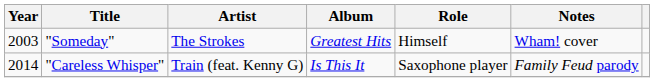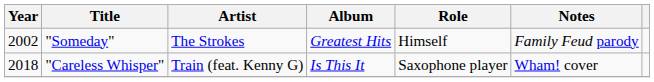(23, 40) 2003 -> (23, 40) 2002
(556, 40) Wham! cover -> (577, 40) Family Feud parody
(23, 64) 2014 -> (23, 64) 2018
(577, 64) Family Feud parody -> (556, 64) Wham! cover
